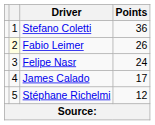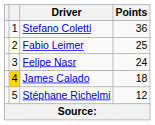(142, 45) 26 -> (142, 45) 25
(15, 78) no background -> (15, 78) gold background
(142, 78) 17 -> (142, 78) 18
